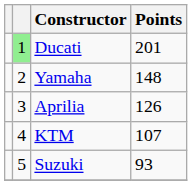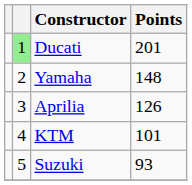(148, 135) 107 -> (148, 135) 101
